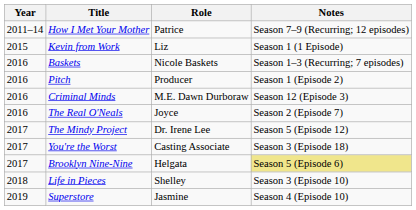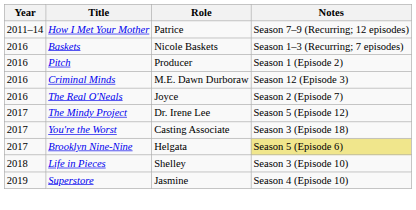- row: (84, 46)
